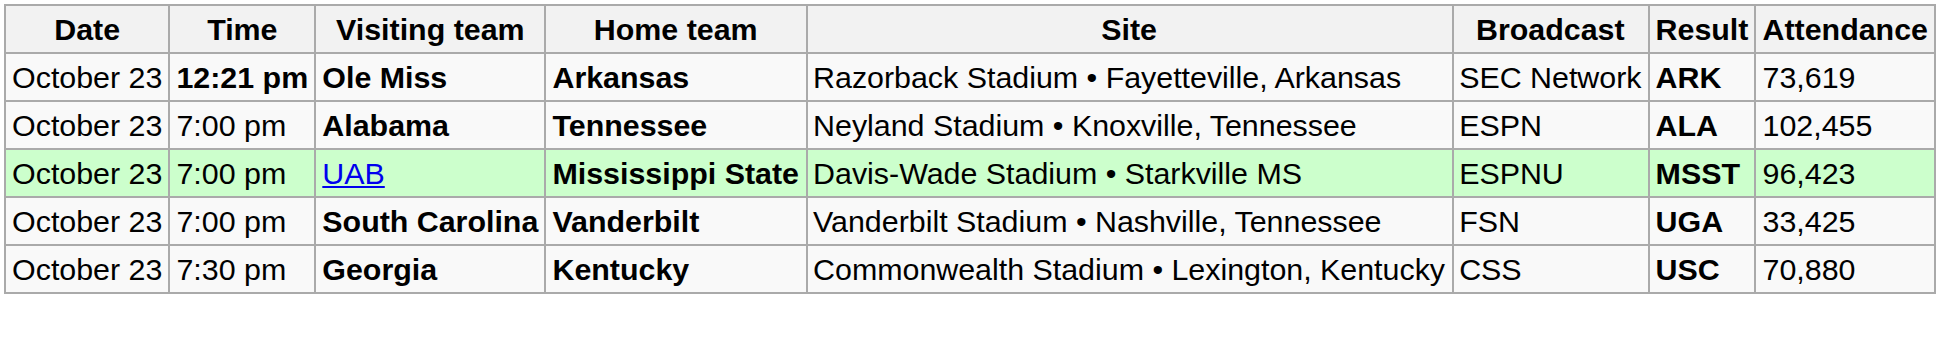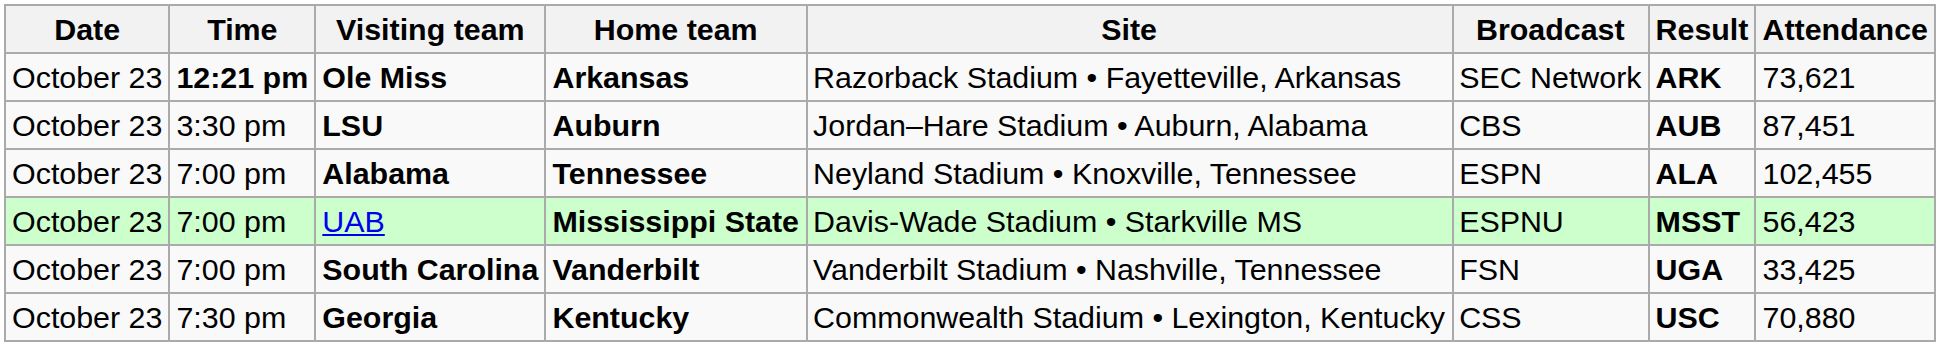(1809, 77) 73,619 -> (1809, 77) 73,621
+ row: (353, 126)
(1809, 174) 96,423 -> (1809, 222) 56,423
